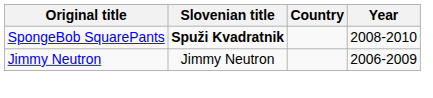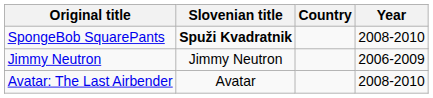+ row: (90, 81)
